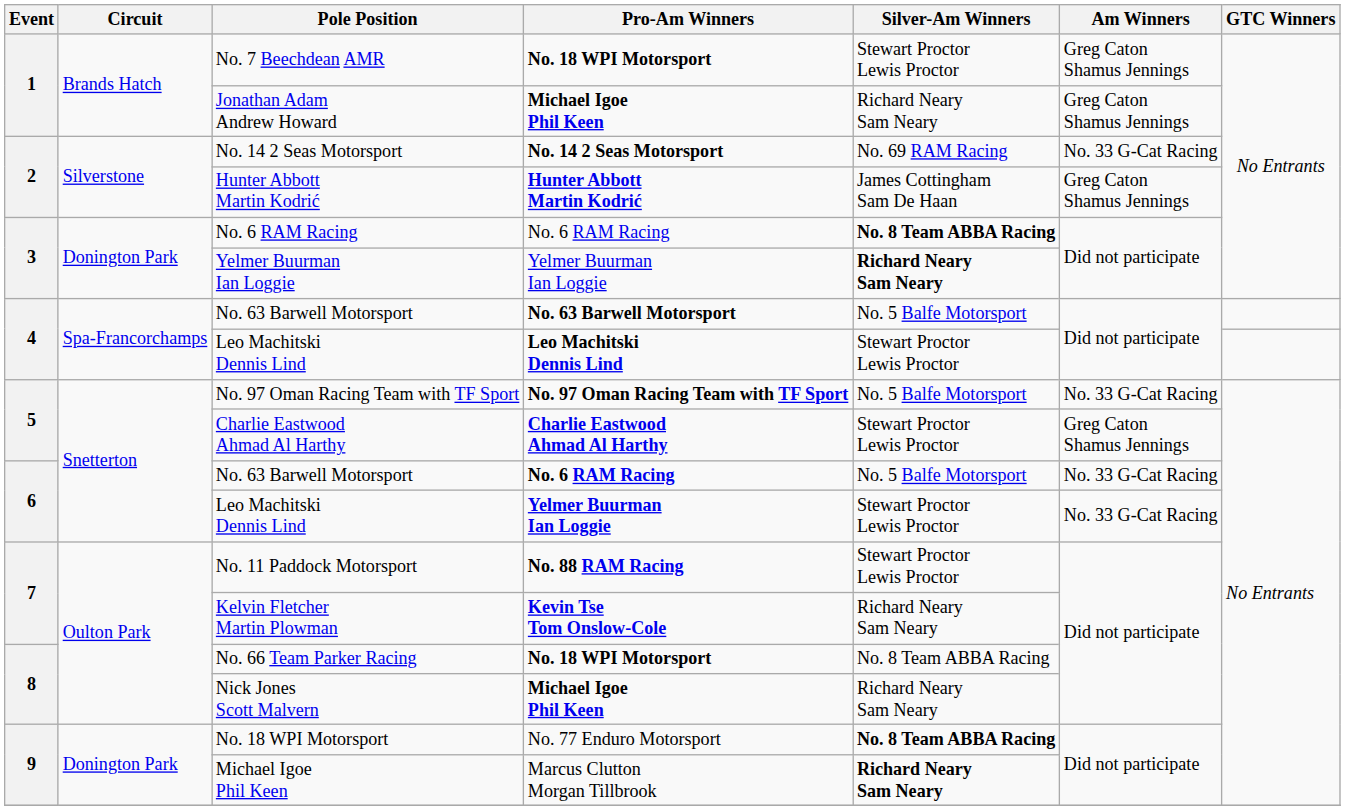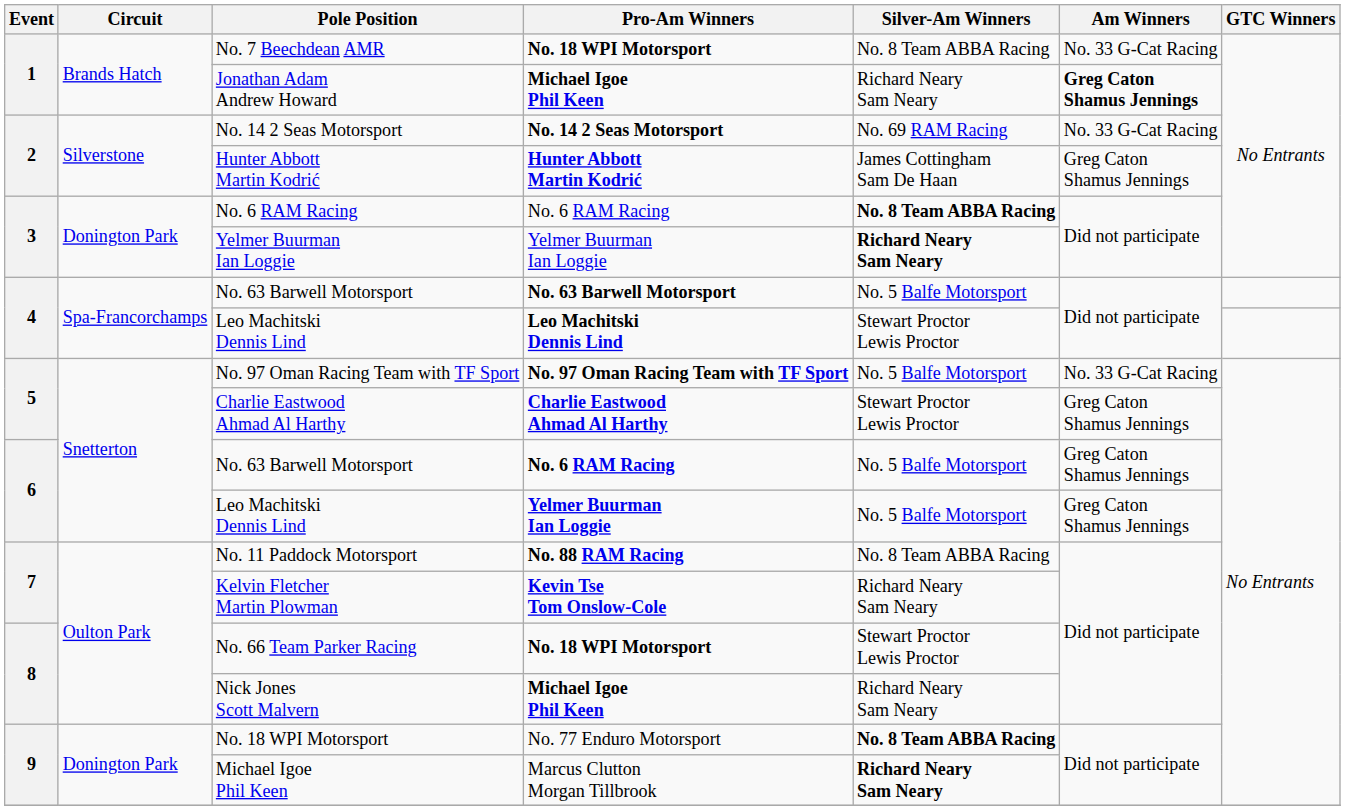(913, 59) Stewart Proctor Lewis Proctor -> (953, 48) No. 8 Team ABBA Racing
(1126, 59) Greg Caton Shamus Jennings -> (1141, 48) No. 33 G-Cat Racing
(1126, 110) normal -> (1131, 89) bold
(1141, 474) No. 33 G-Cat Racing -> (1126, 464) Greg Caton Shamus Jennings
(913, 515) Stewart Proctor Lewis Proctor -> (942, 515) No. 5 Balfe Motorsport
(1141, 515) No. 33 G-Cat Racing -> (1126, 515) Greg Caton Shamus Jennings
(913, 566) Stewart Proctor Lewis Proctor -> (953, 555) No. 8 Team ABBA Racing
(953, 658) No. 8 Team ABBA Racing -> (913, 647) Stewart Proctor Lewis Proctor
